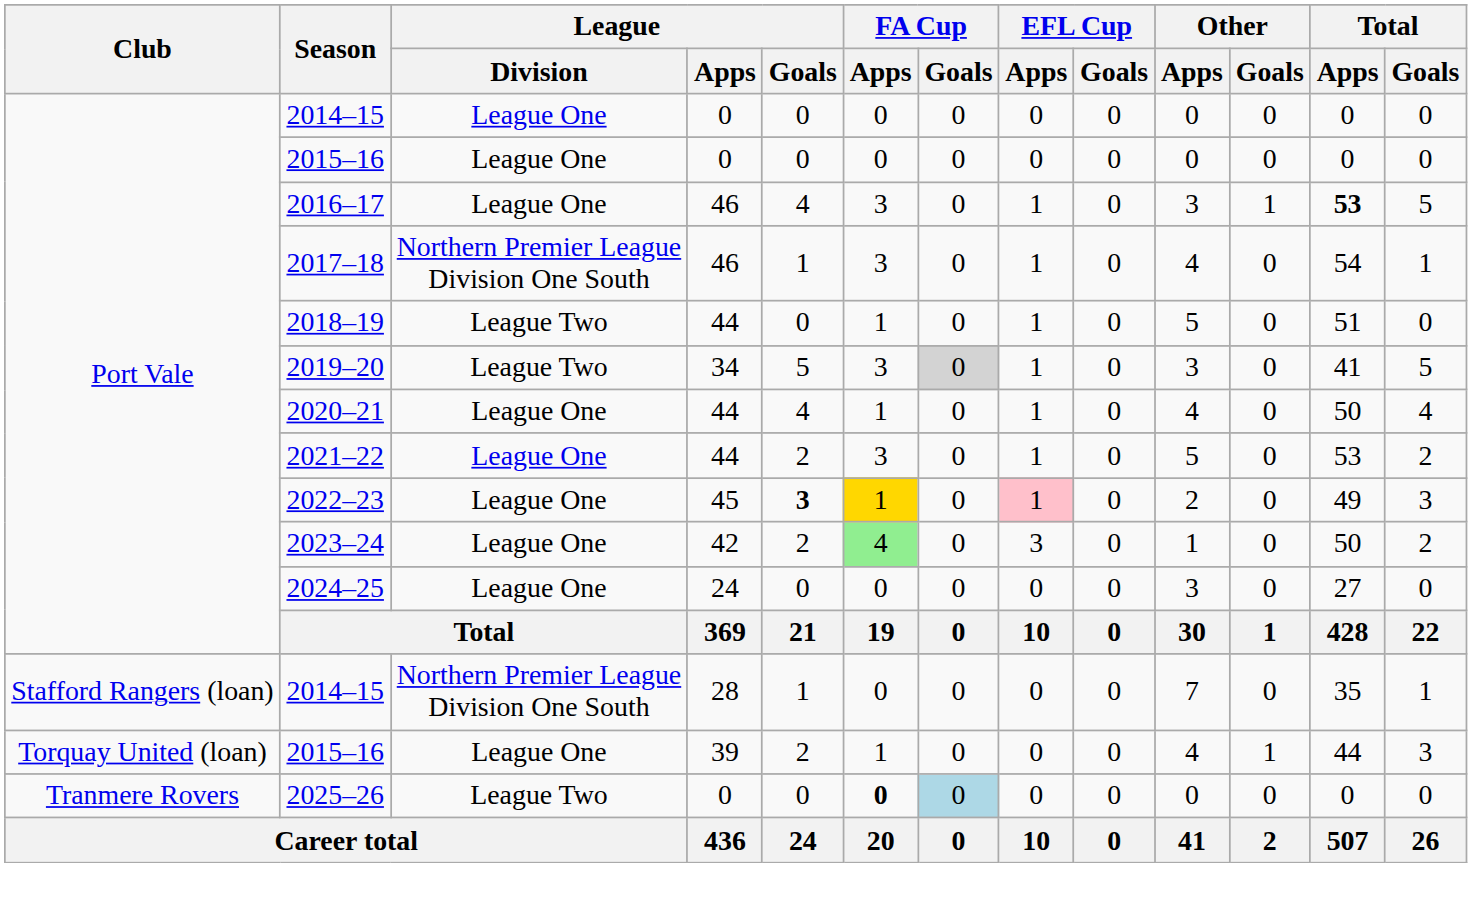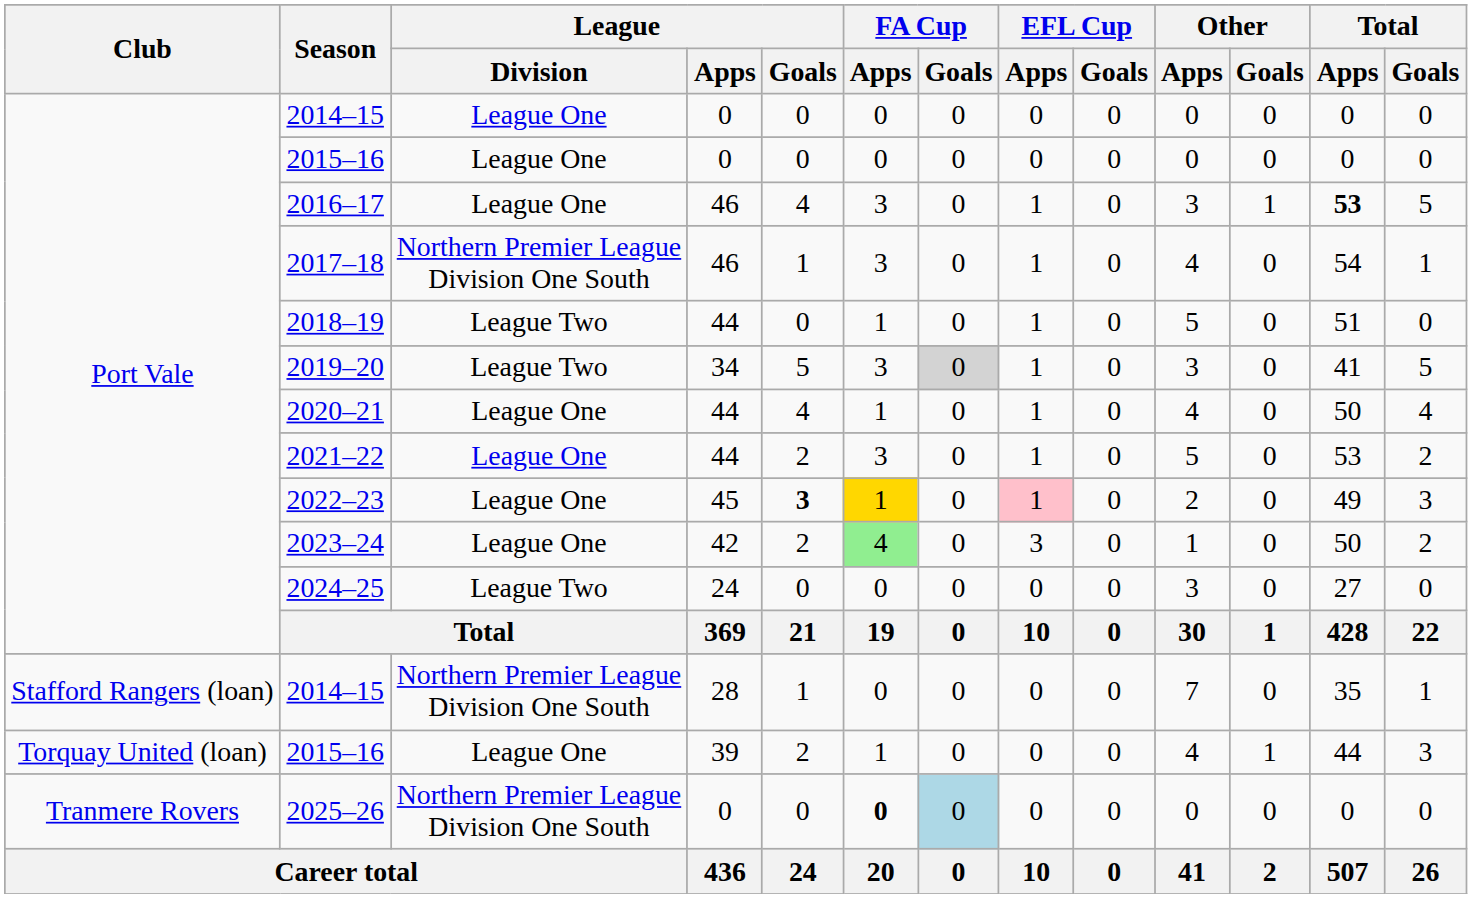(539, 587) League One -> (539, 587) League Two
(539, 795) League Two -> (539, 811) Northern Premier League Division One South
